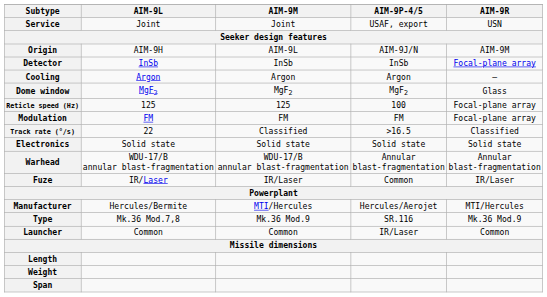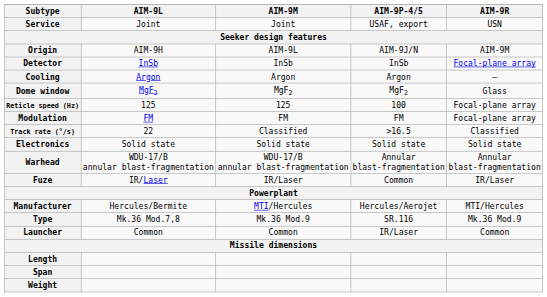rows swapped: (43, 285) <-> (43, 272)
